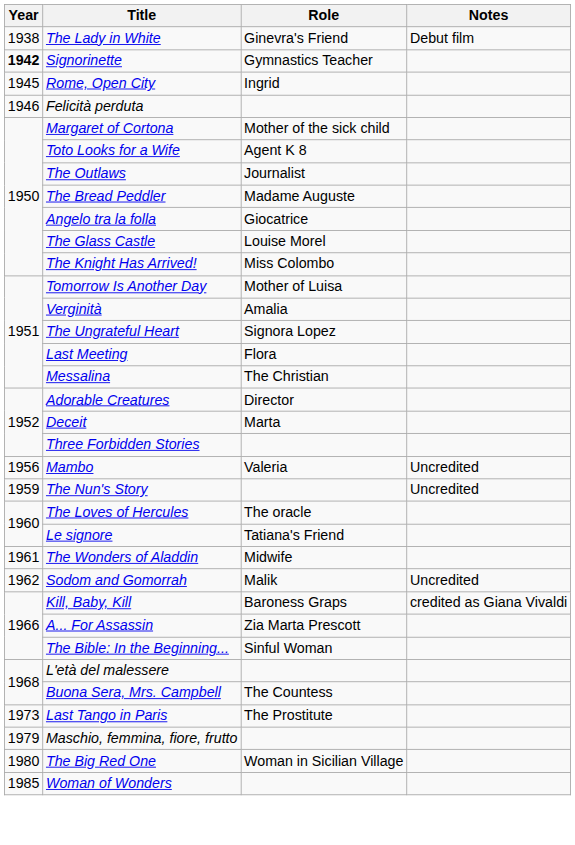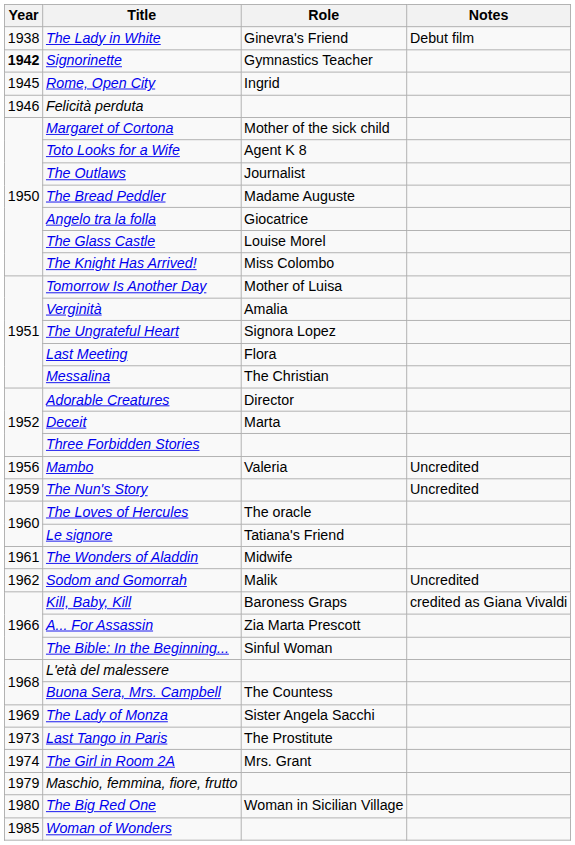+ row: (107, 715)
+ row: (110, 761)
